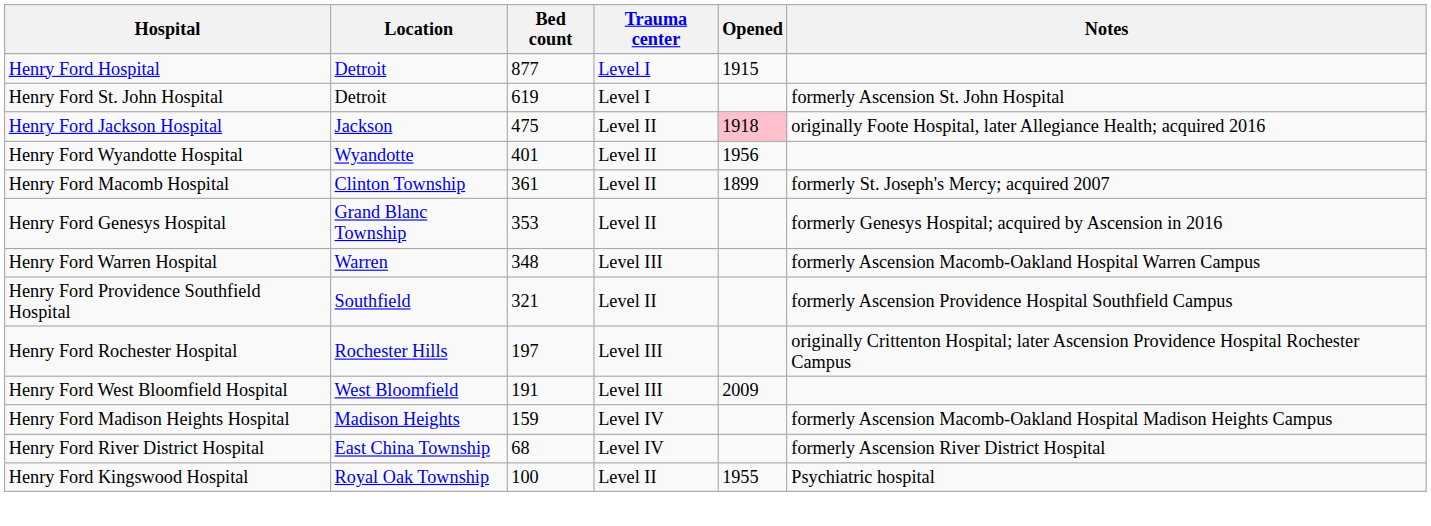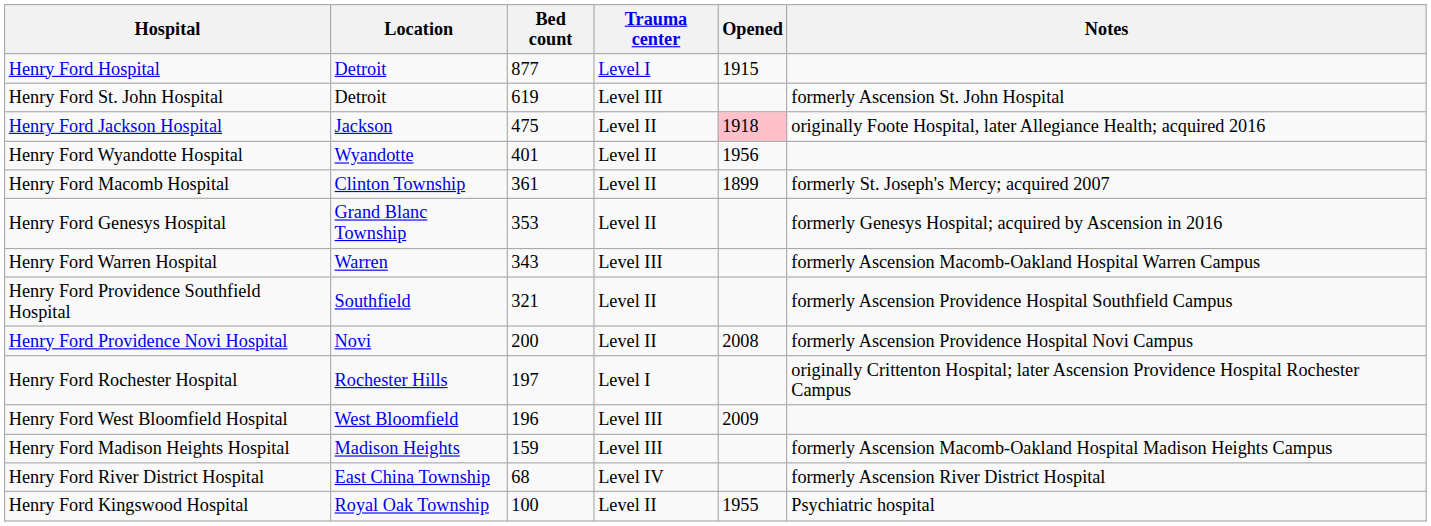(624, 97) Level I -> (630, 97) Level III
(525, 262) 348 -> (525, 262) 343
+ row: (148, 340)
(630, 351) Level III -> (624, 380) Level I
(525, 390) 191 -> (525, 419) 196
(631, 419) Level IV -> (630, 448) Level III
